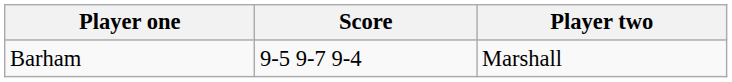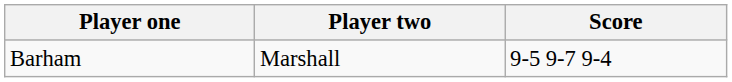columns swapped: (602, 22) <-> (366, 22)
